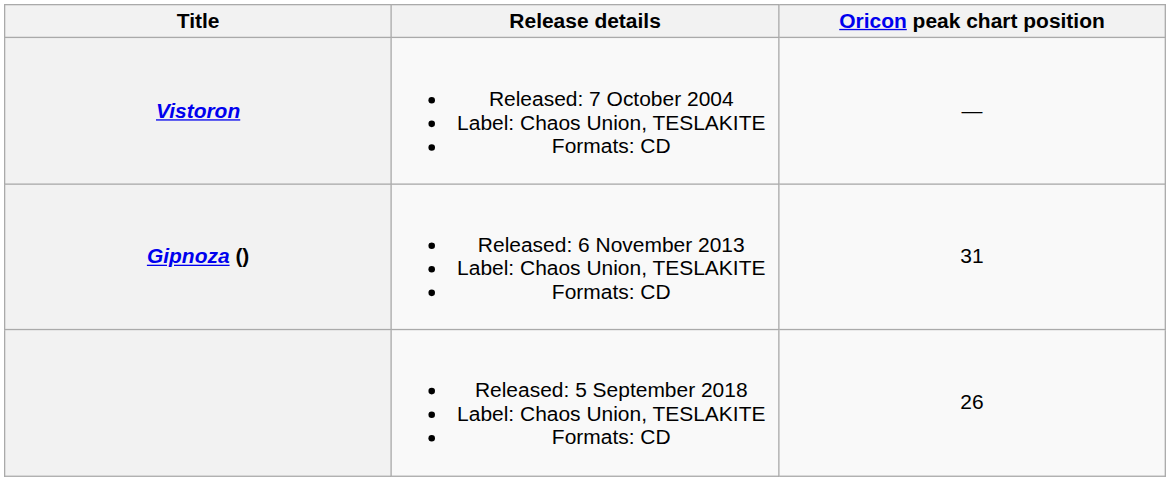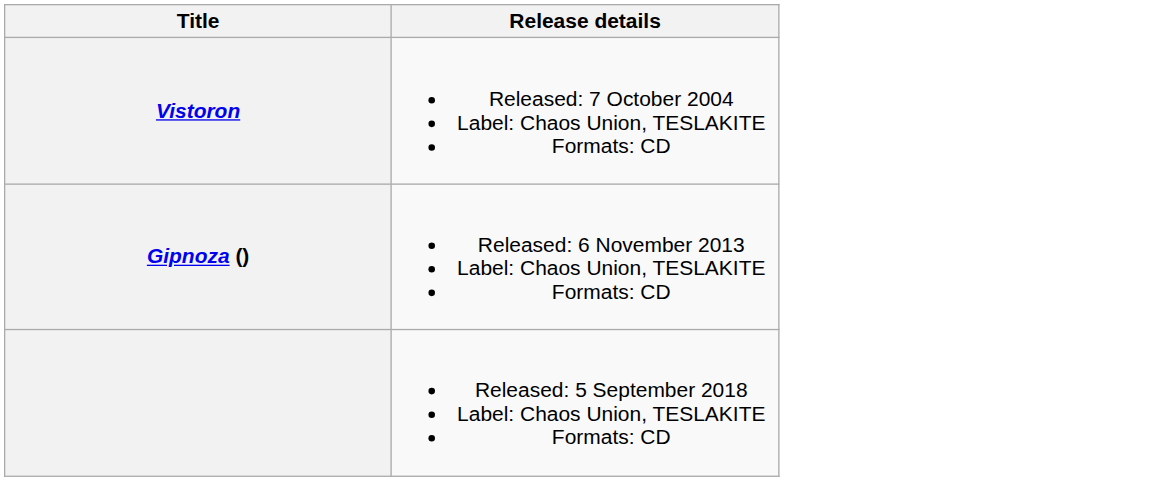- column: (972, 21)
